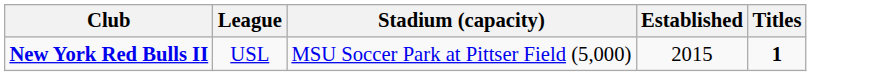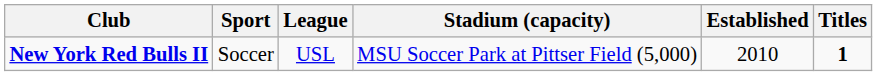+ column: (246, 20)
(692, 53) 2015 -> (758, 53) 2010
